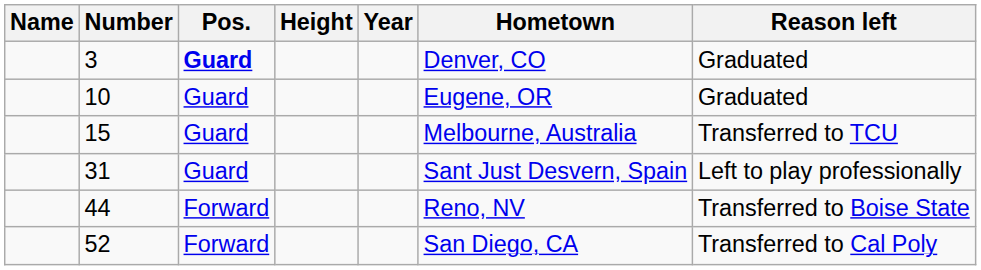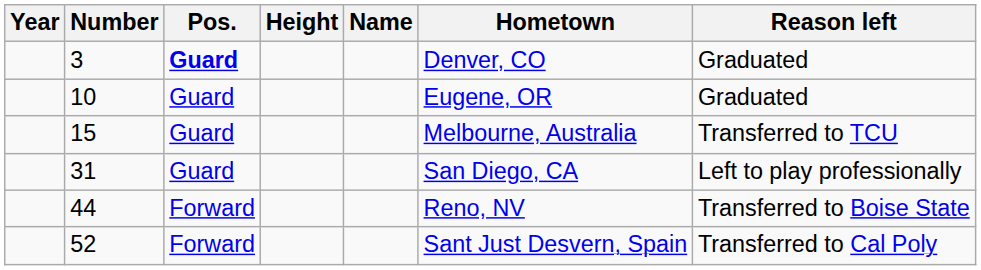columns swapped: (42, 23) <-> (388, 23)
(555, 171) Sant Just Desvern, Spain -> (501, 171) San Diego, CA
(501, 245) San Diego, CA -> (555, 245) Sant Just Desvern, Spain
